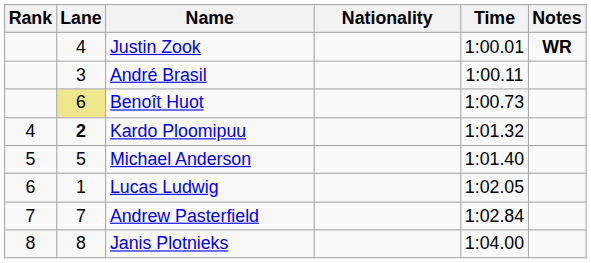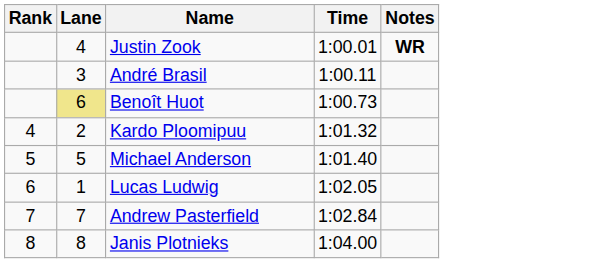- column: (387, 18)
(81, 131) bold -> (81, 131) normal
